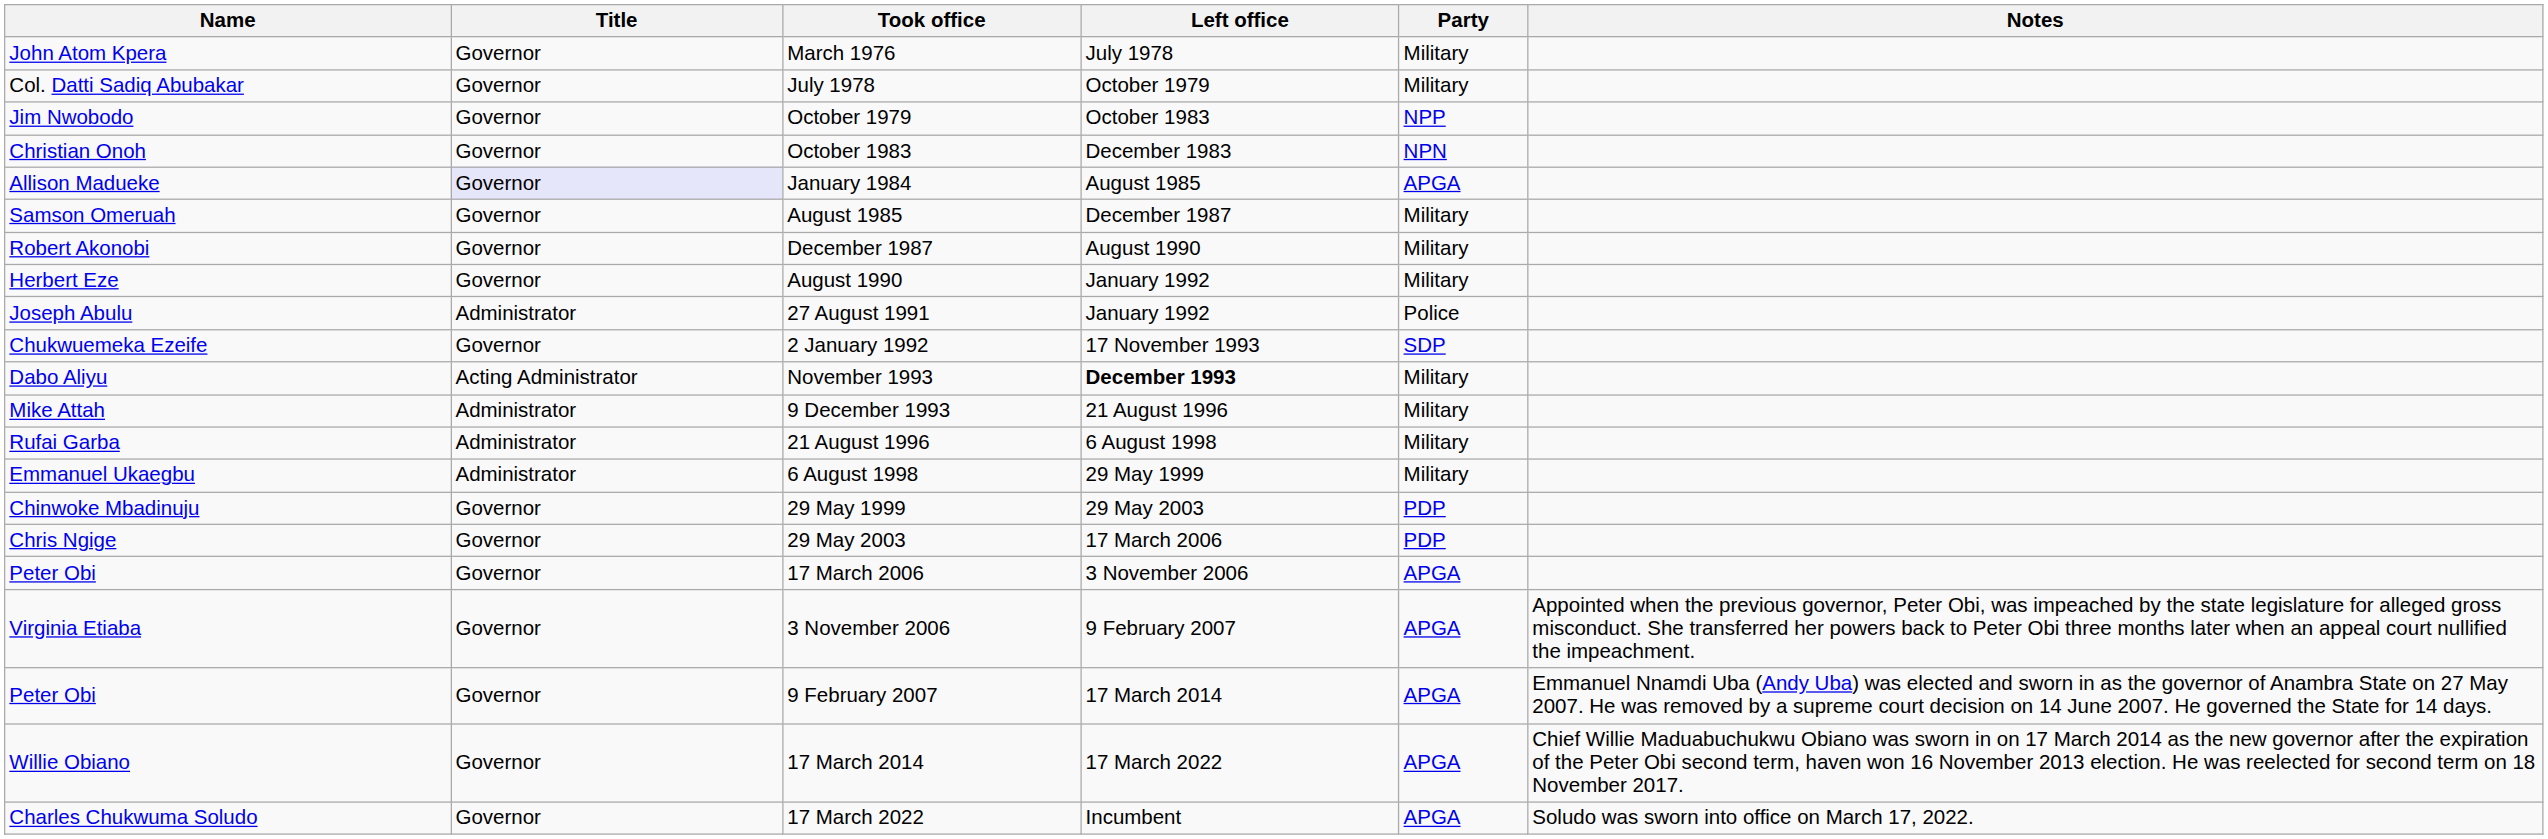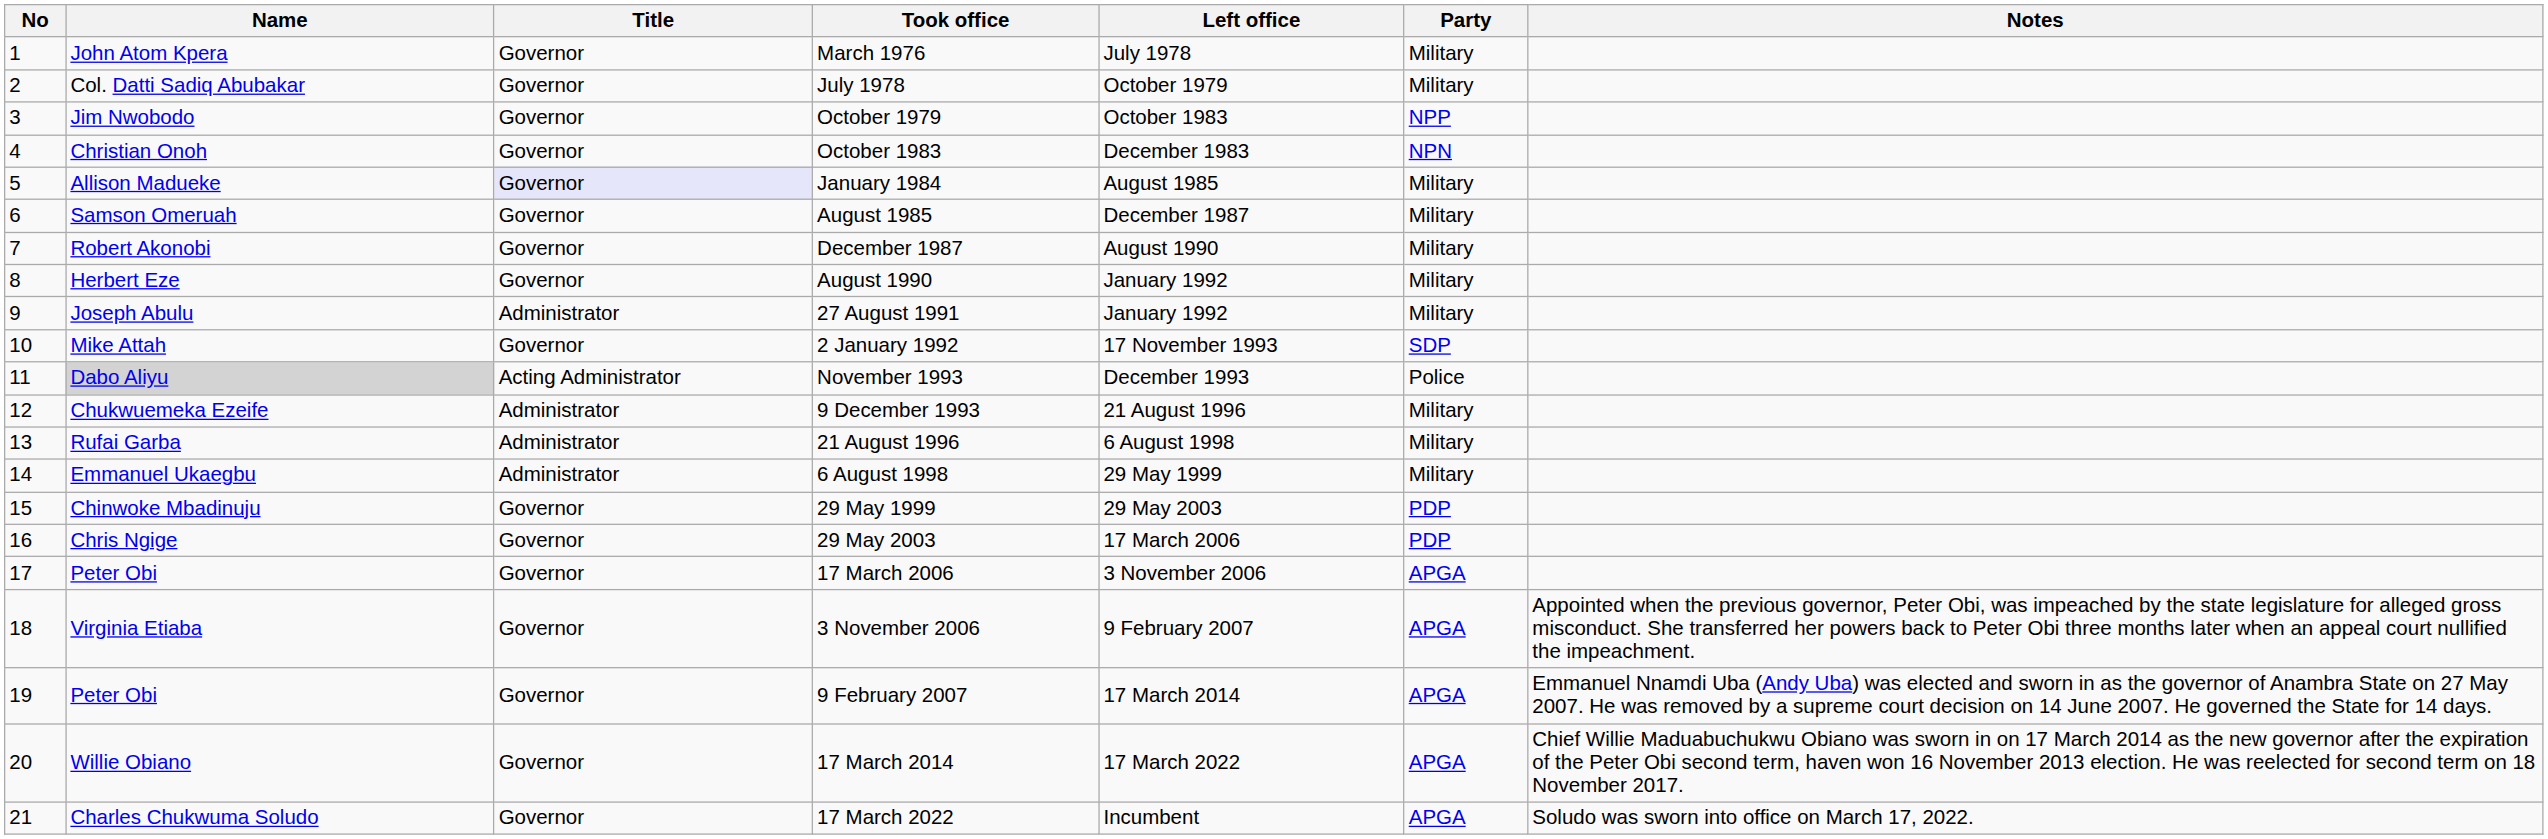+ column: (35, 20)
(1432, 183) APGA -> (1441, 183) Military
(1431, 313) Police -> (1441, 313) Military
(108, 345) Chukwuemeka Ezeife -> (118, 345) Mike Attah
(58, 378) no background -> (119, 378) lightgrey background
(1161, 378) bold -> (1176, 378) normal
(1436, 378) Military -> (1437, 378) Police
(57, 410) Mike Attah -> (169, 410) Chukwuemeka Ezeife
